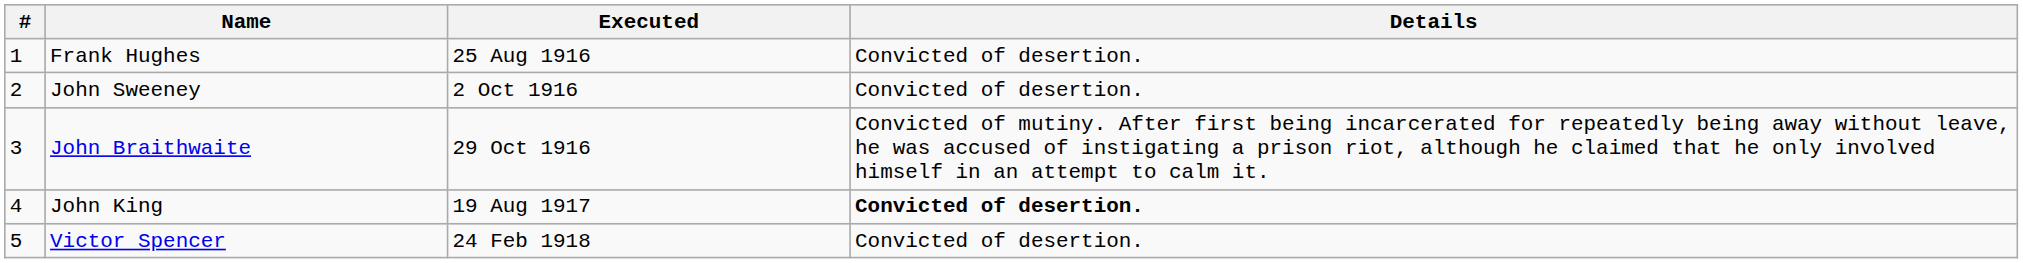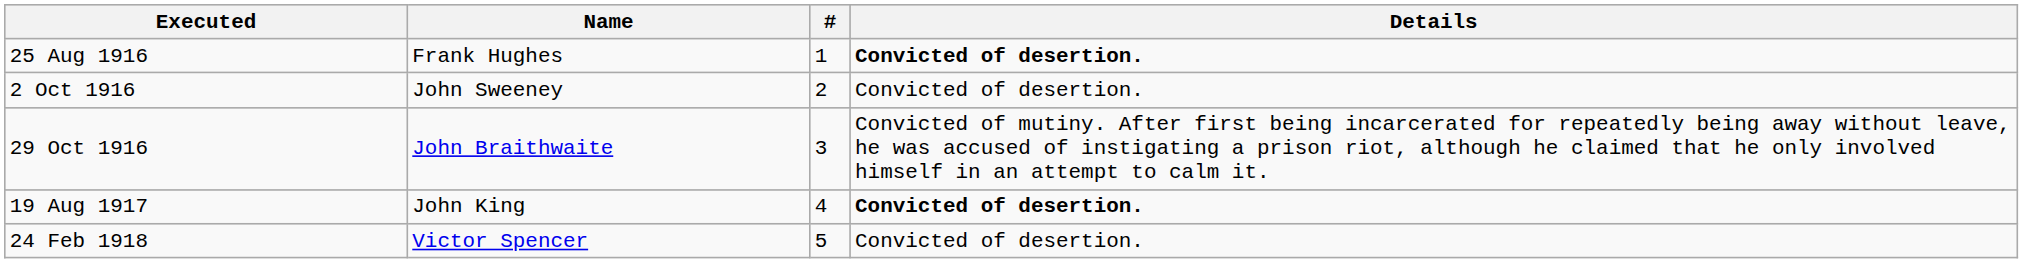columns swapped: (25, 22) <-> (649, 22)
(999, 56) normal -> (999, 56) bold
